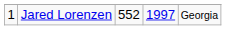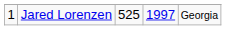(129, 14) 552 -> (129, 14) 525
